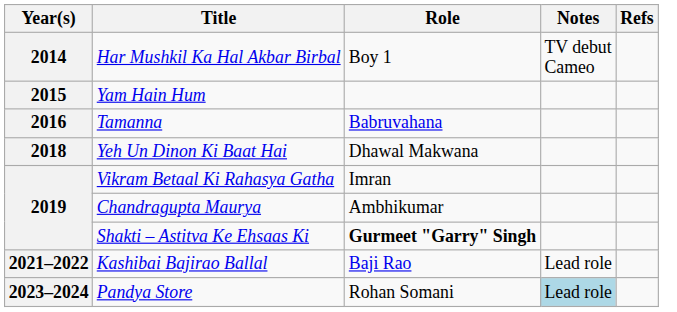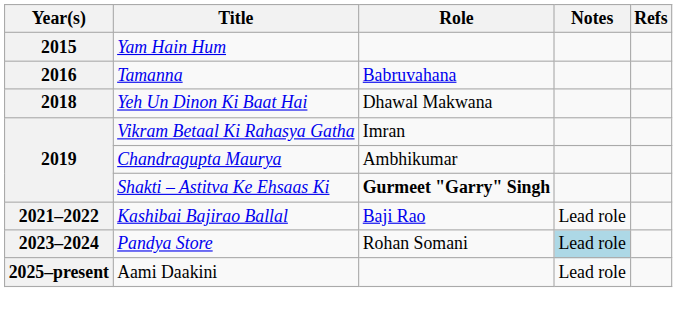- row: (219, 56)
+ row: (167, 272)
